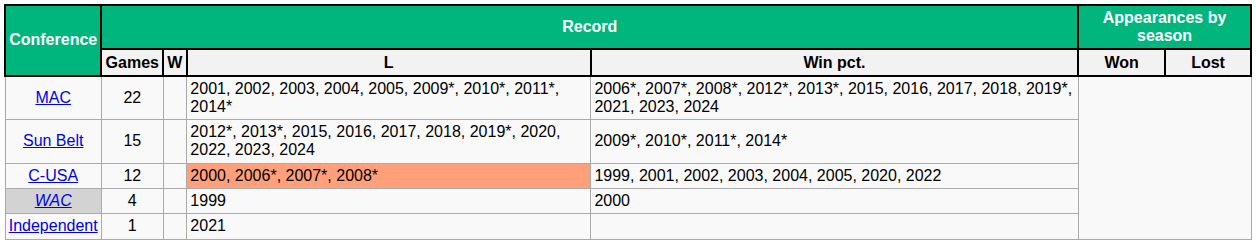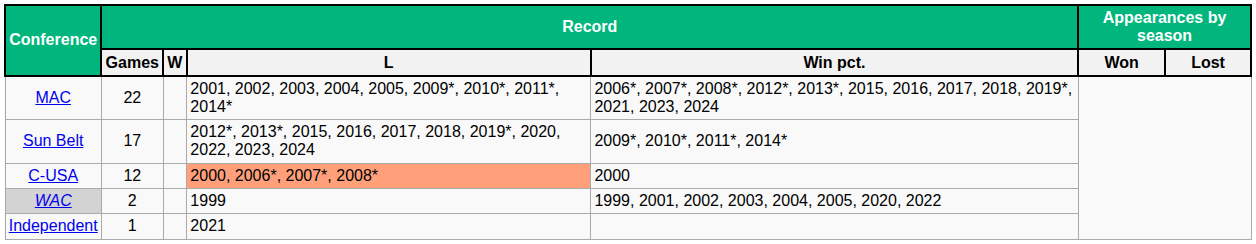(132, 141) 15 -> (132, 141) 17
(768, 175) 1999, 2001, 2002, 2003, 2004, 2005, 2020, 2022 -> (612, 175) 2000
(132, 201) 4 -> (132, 201) 2
(612, 201) 2000 -> (768, 201) 1999, 2001, 2002, 2003, 2004, 2005, 2020, 2022
